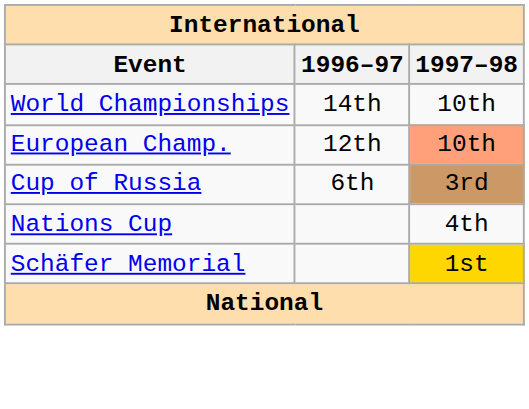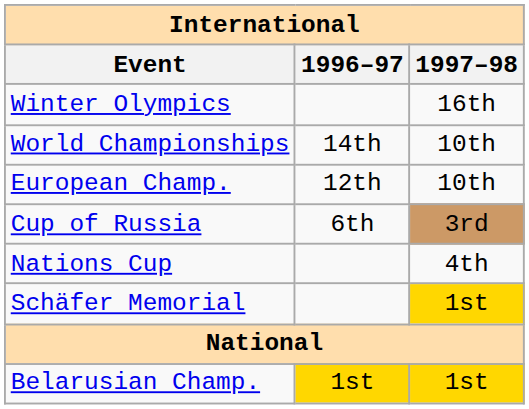+ row: (121, 105)
(467, 144) lightsalmon background -> (467, 184) no background
+ row: (135, 383)
